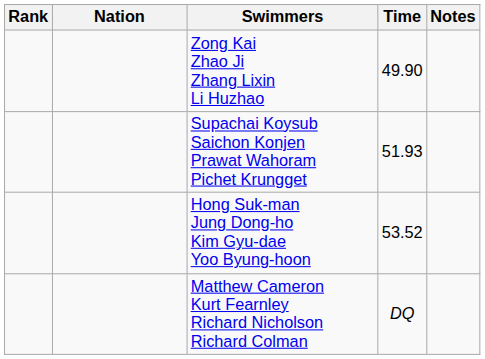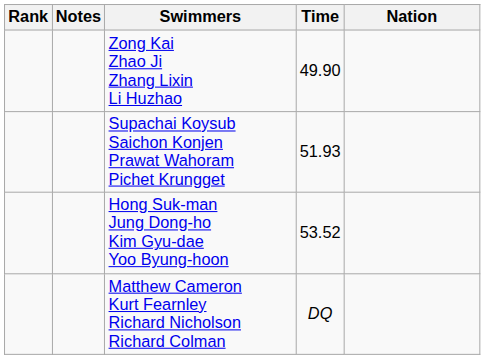columns swapped: (119, 17) <-> (453, 17)
